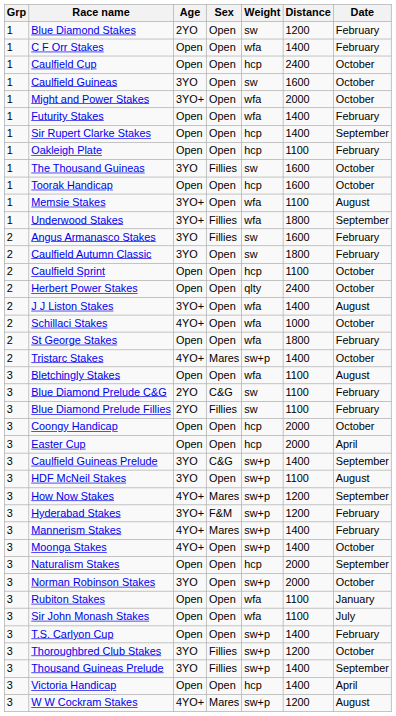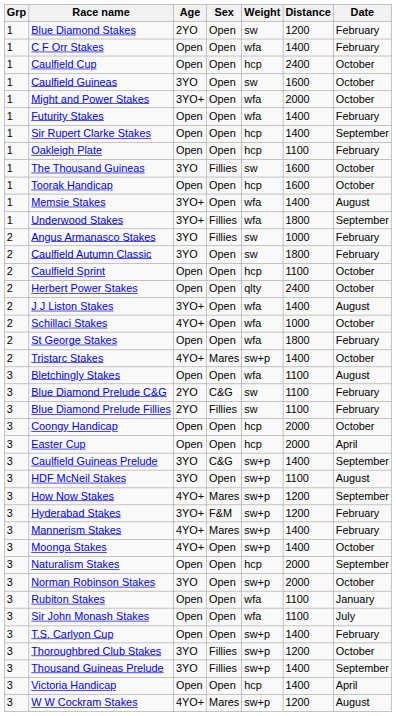(297, 202) 1100 -> (297, 202) 1400
(297, 237) 1600 -> (297, 237) 1000
